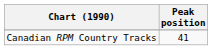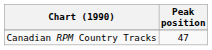(183, 38) 41 -> (183, 38) 47
